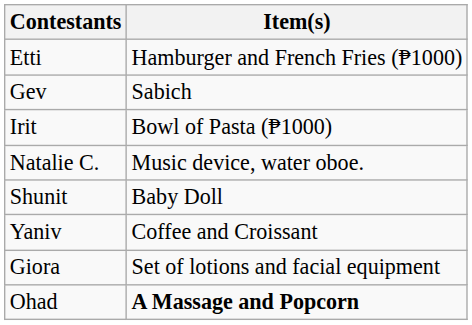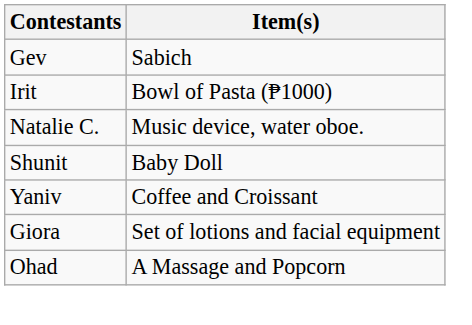- row: (26, 57)
(245, 302) bold -> (239, 267) normal
